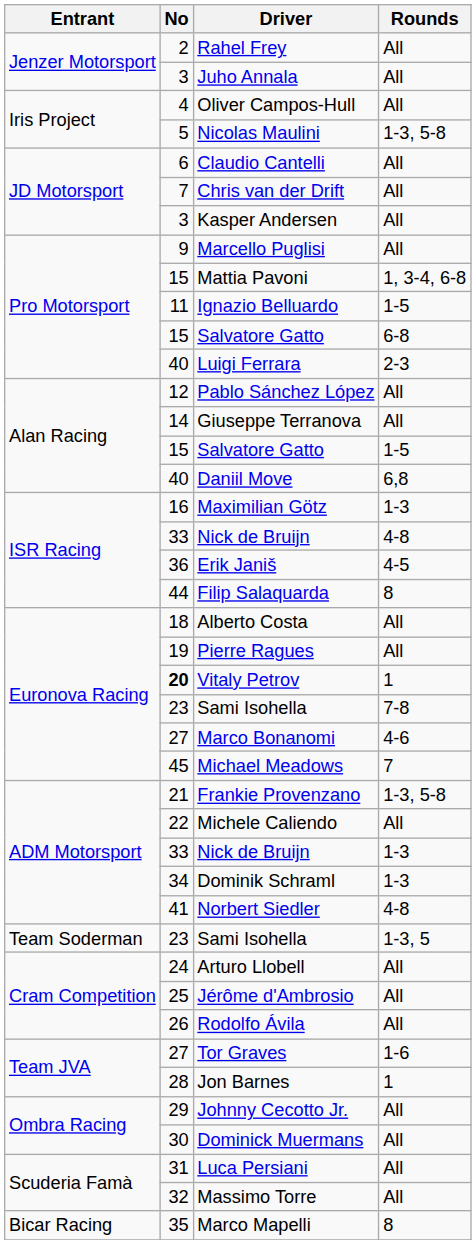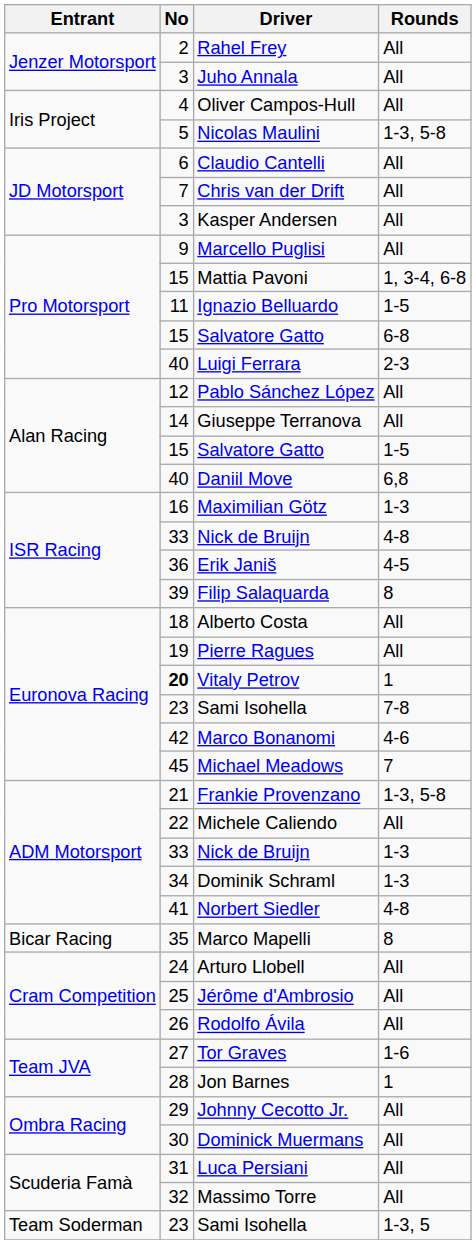(179, 593) 44 -> (179, 593) 39
(179, 737) 27 -> (179, 737) 42
rows swapped: (252, 938) <-> (254, 1225)
